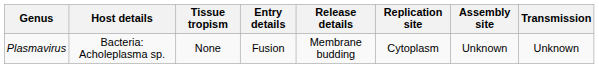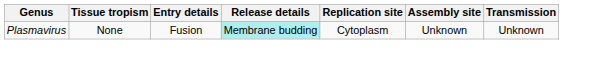- column: (122, 19)
(336, 48) no background -> (271, 30) paleturquoise background
